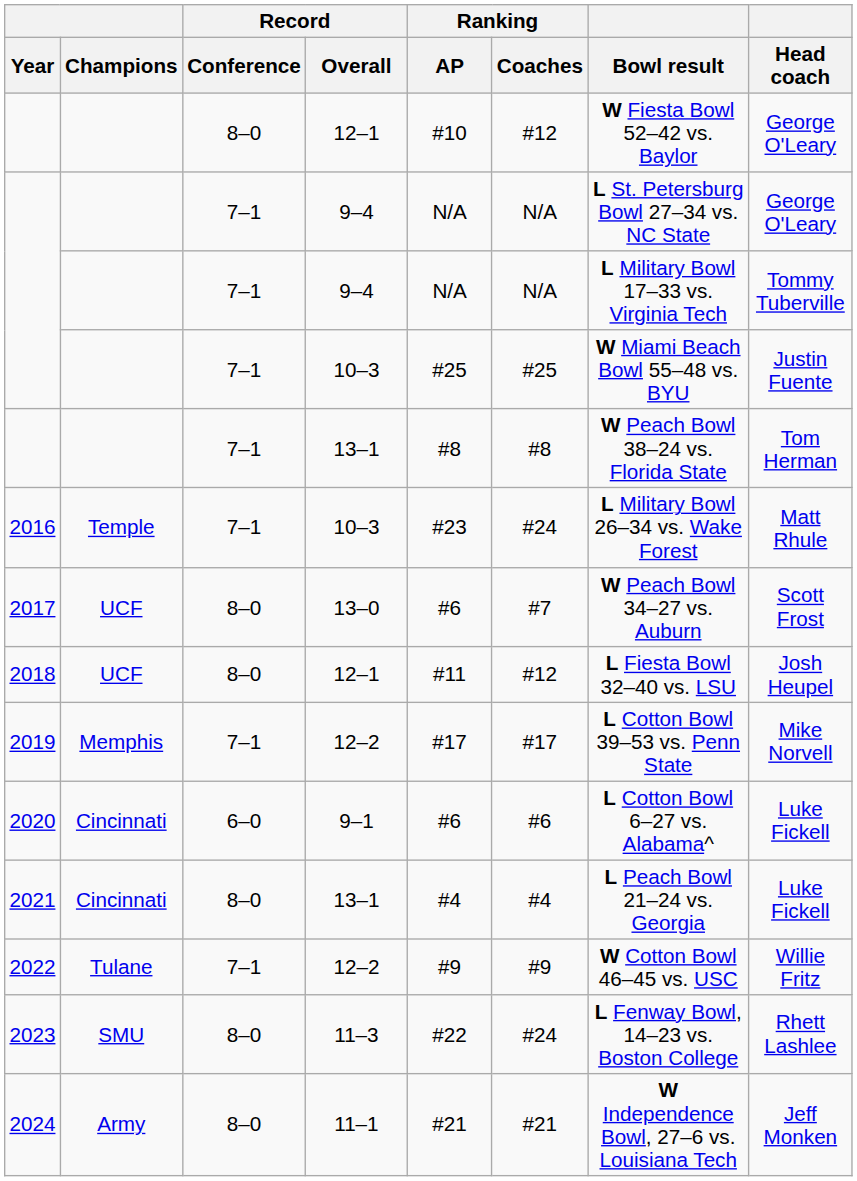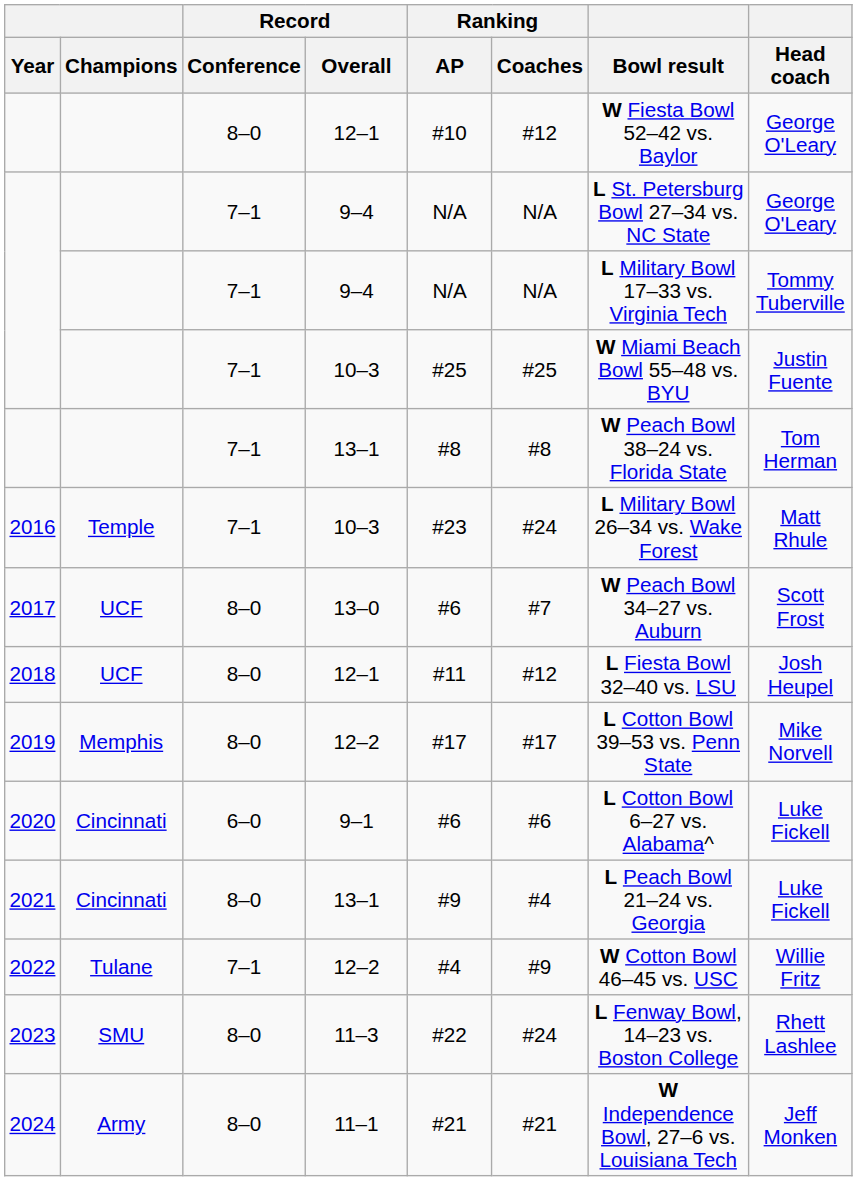(244, 742) 7–1 -> (244, 742) 8–0
(450, 899) #4 -> (450, 899) #9
(450, 967) #9 -> (450, 967) #4
